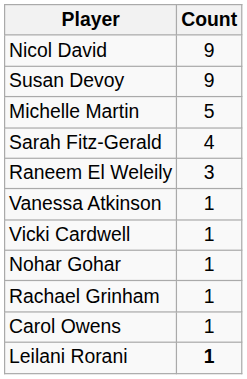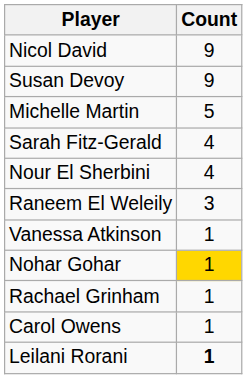+ row: (80, 173)
- row: (70, 234)
(209, 265) no background -> (209, 265) gold background
